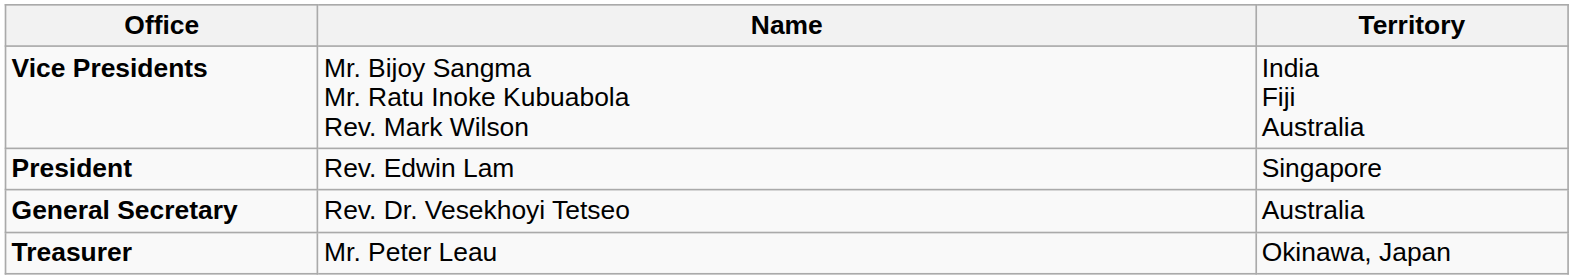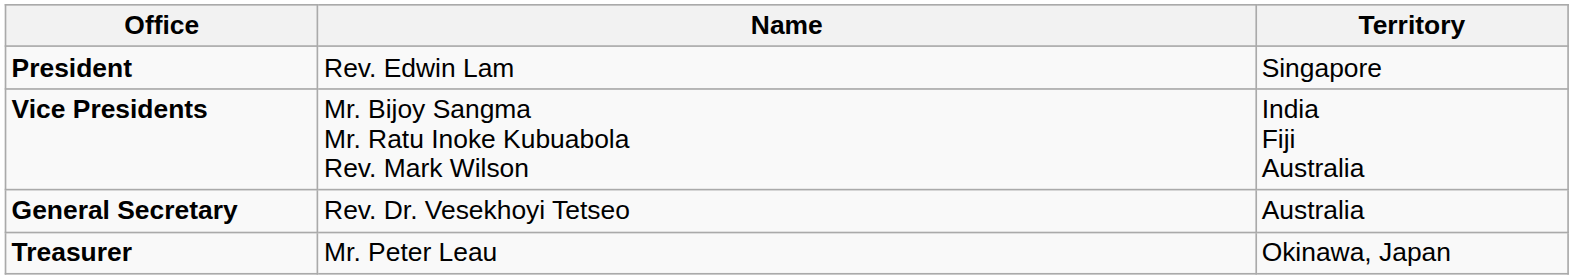rows swapped: (72, 168) <-> (110, 67)
